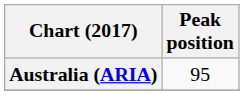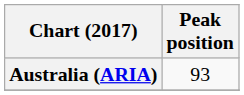(200, 74) 95 -> (200, 74) 93
